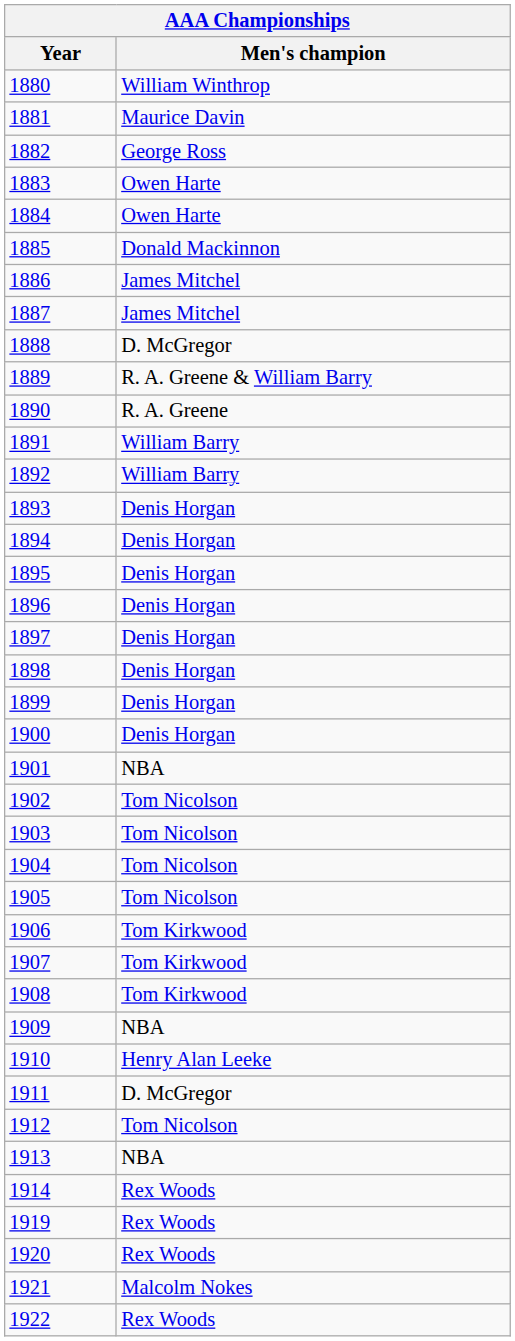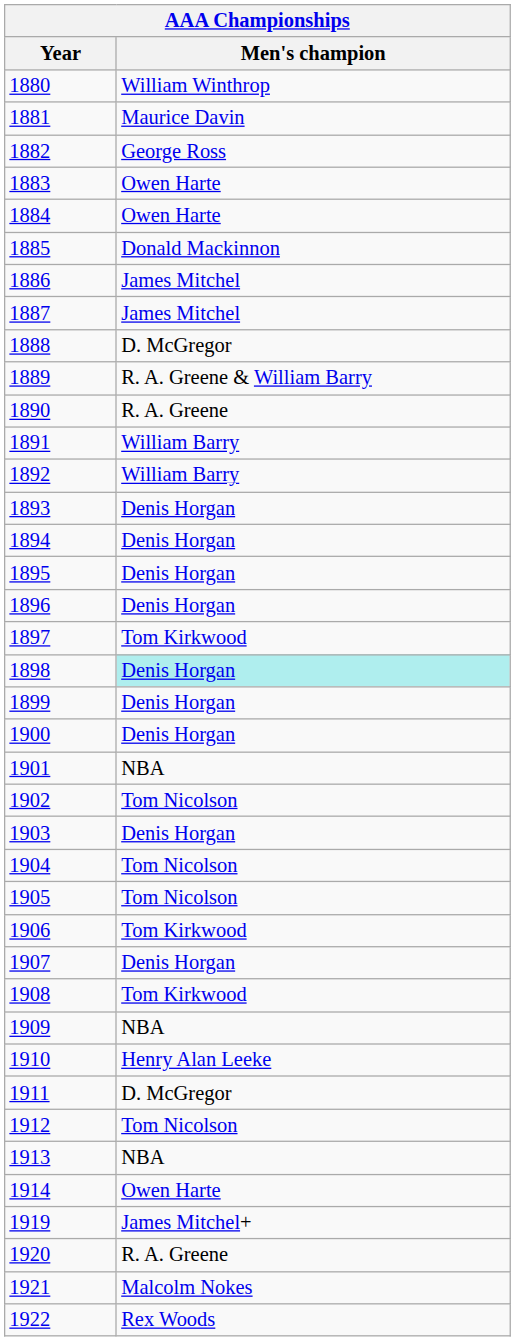(178, 637) Denis Horgan -> (184, 637) Tom Kirkwood
(178, 670) no background -> (178, 670) paleturquoise background
(179, 832) Tom Nicolson -> (178, 832) Denis Horgan
(184, 962) Tom Kirkwood -> (178, 962) Denis Horgan
(168, 1190) Rex Woods -> (171, 1190) Owen Harte
(168, 1222) Rex Woods -> (186, 1222) James Mitchel+
(168, 1254) Rex Woods -> (175, 1254) R. A. Greene
